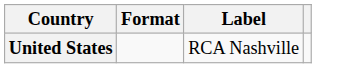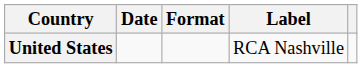+ column: (139, 18)
